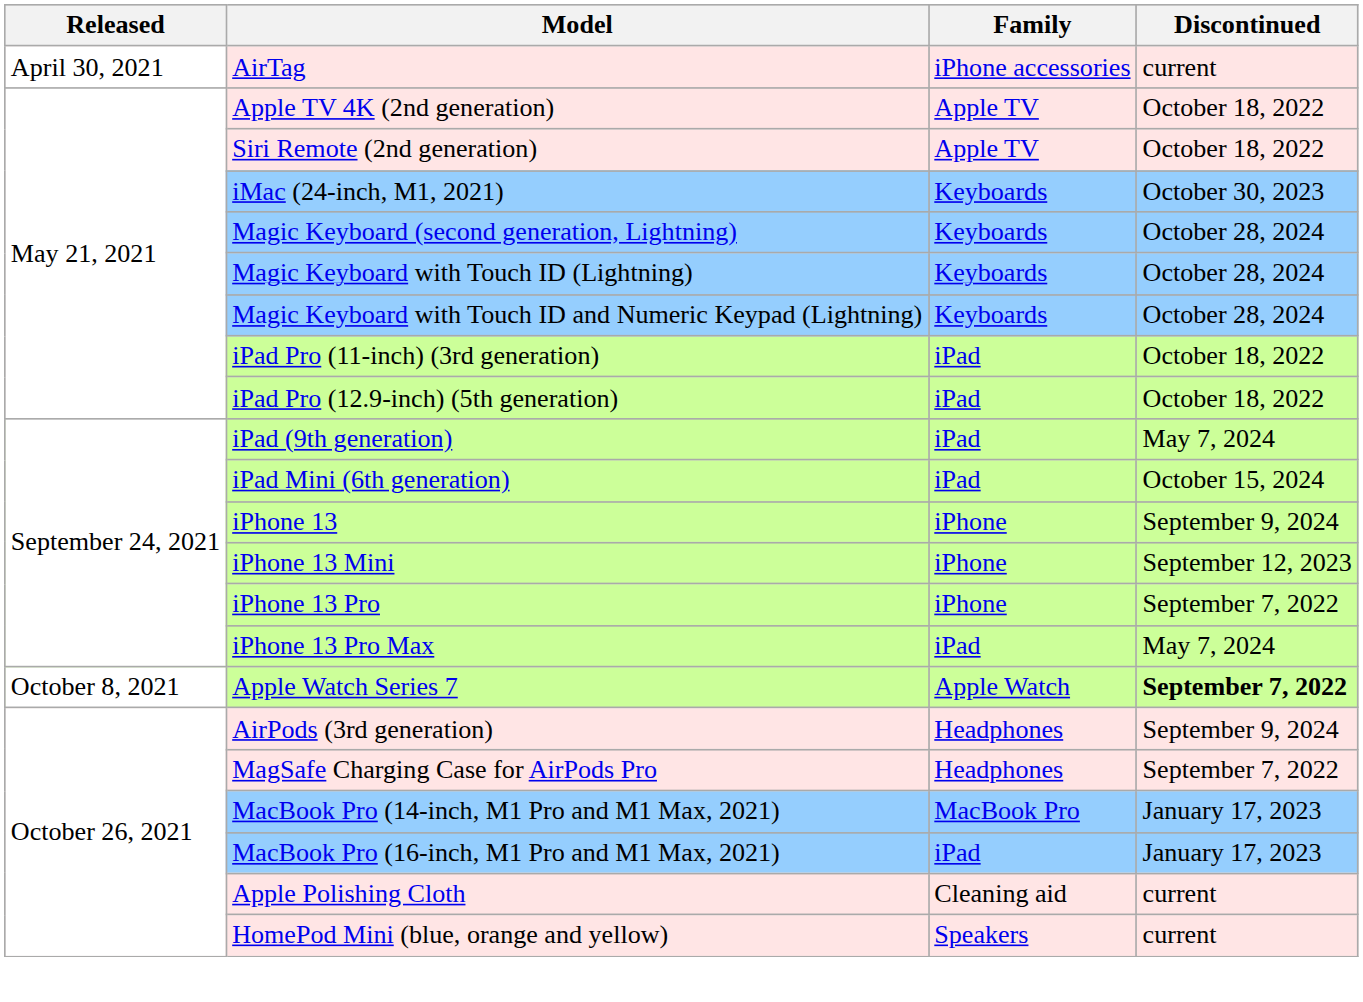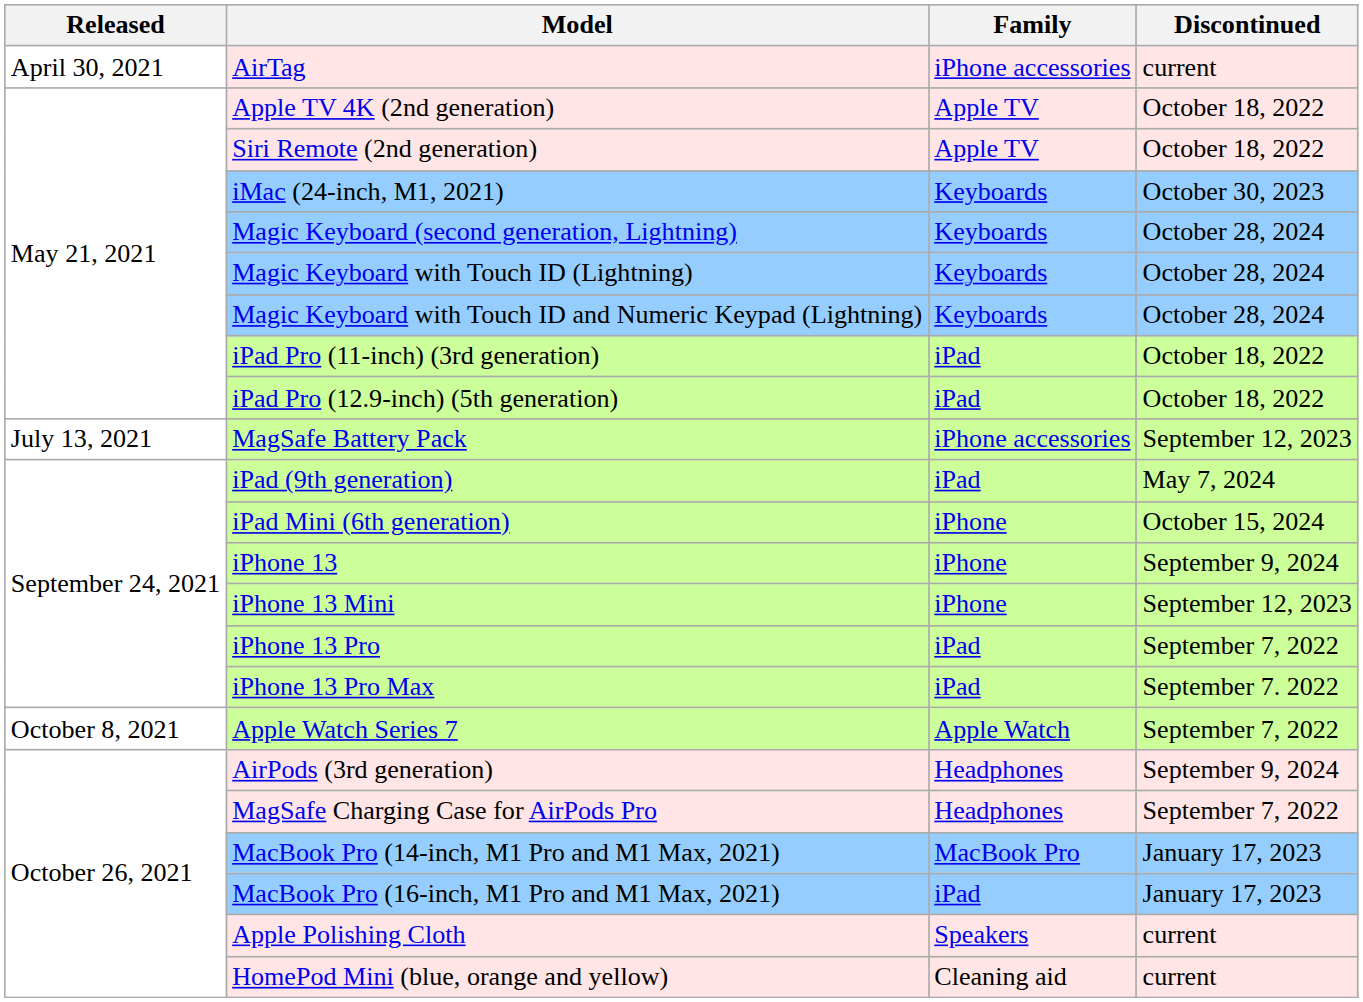+ row: (349, 438)
(957, 480) iPad -> (971, 521) iPhone
(971, 604) iPhone -> (957, 645) iPad
(1209, 645) May 7, 2024 -> (1241, 686) September 7. 2022
(1245, 686) bold -> (1241, 728) normal
(1001, 893) Cleaning aid -> (981, 935) Speakers
(981, 935) Speakers -> (1001, 976) Cleaning aid
